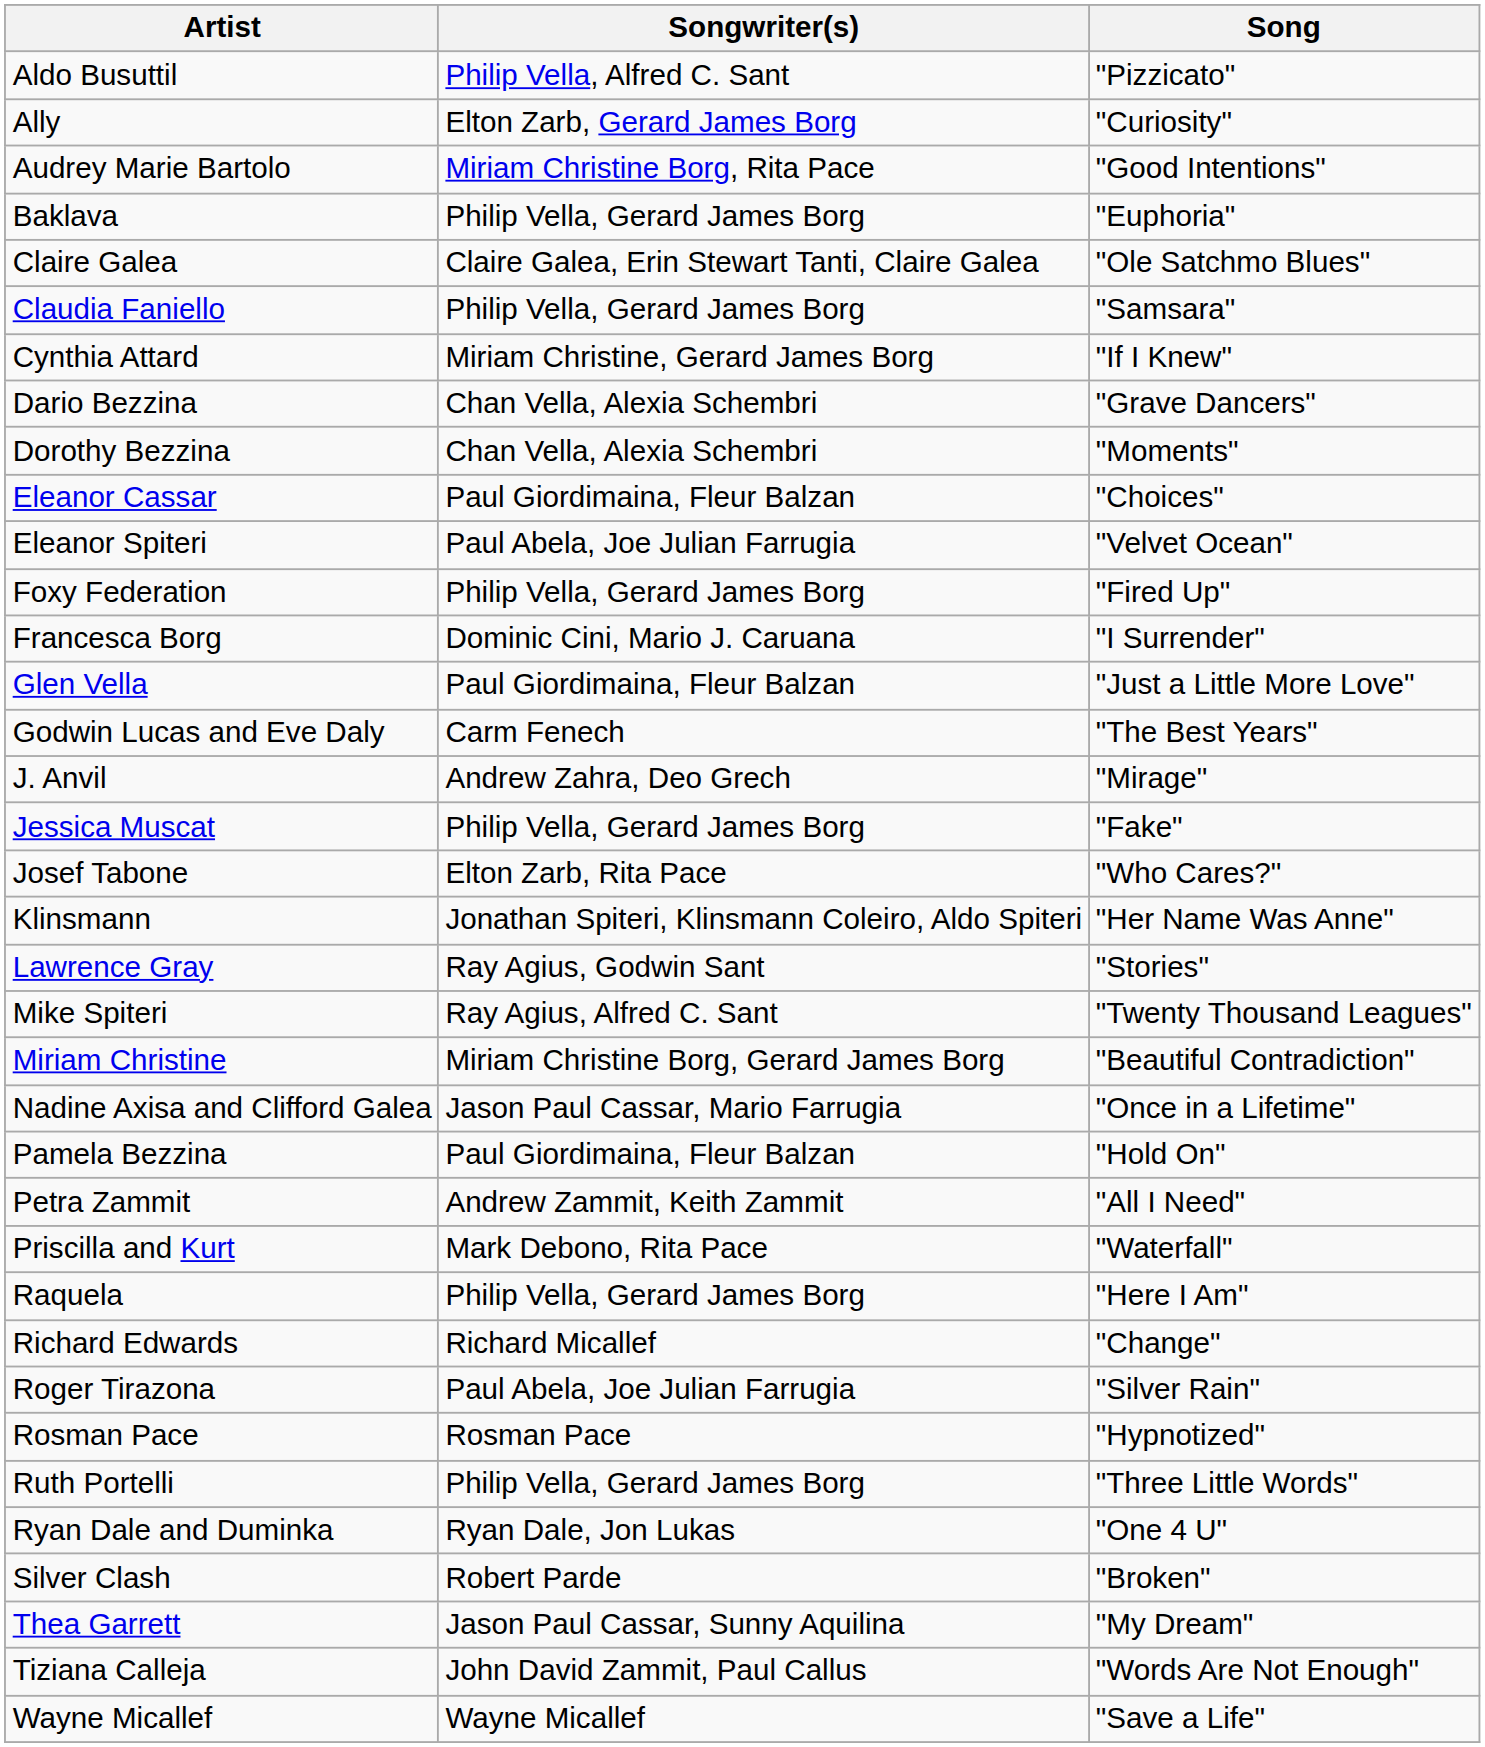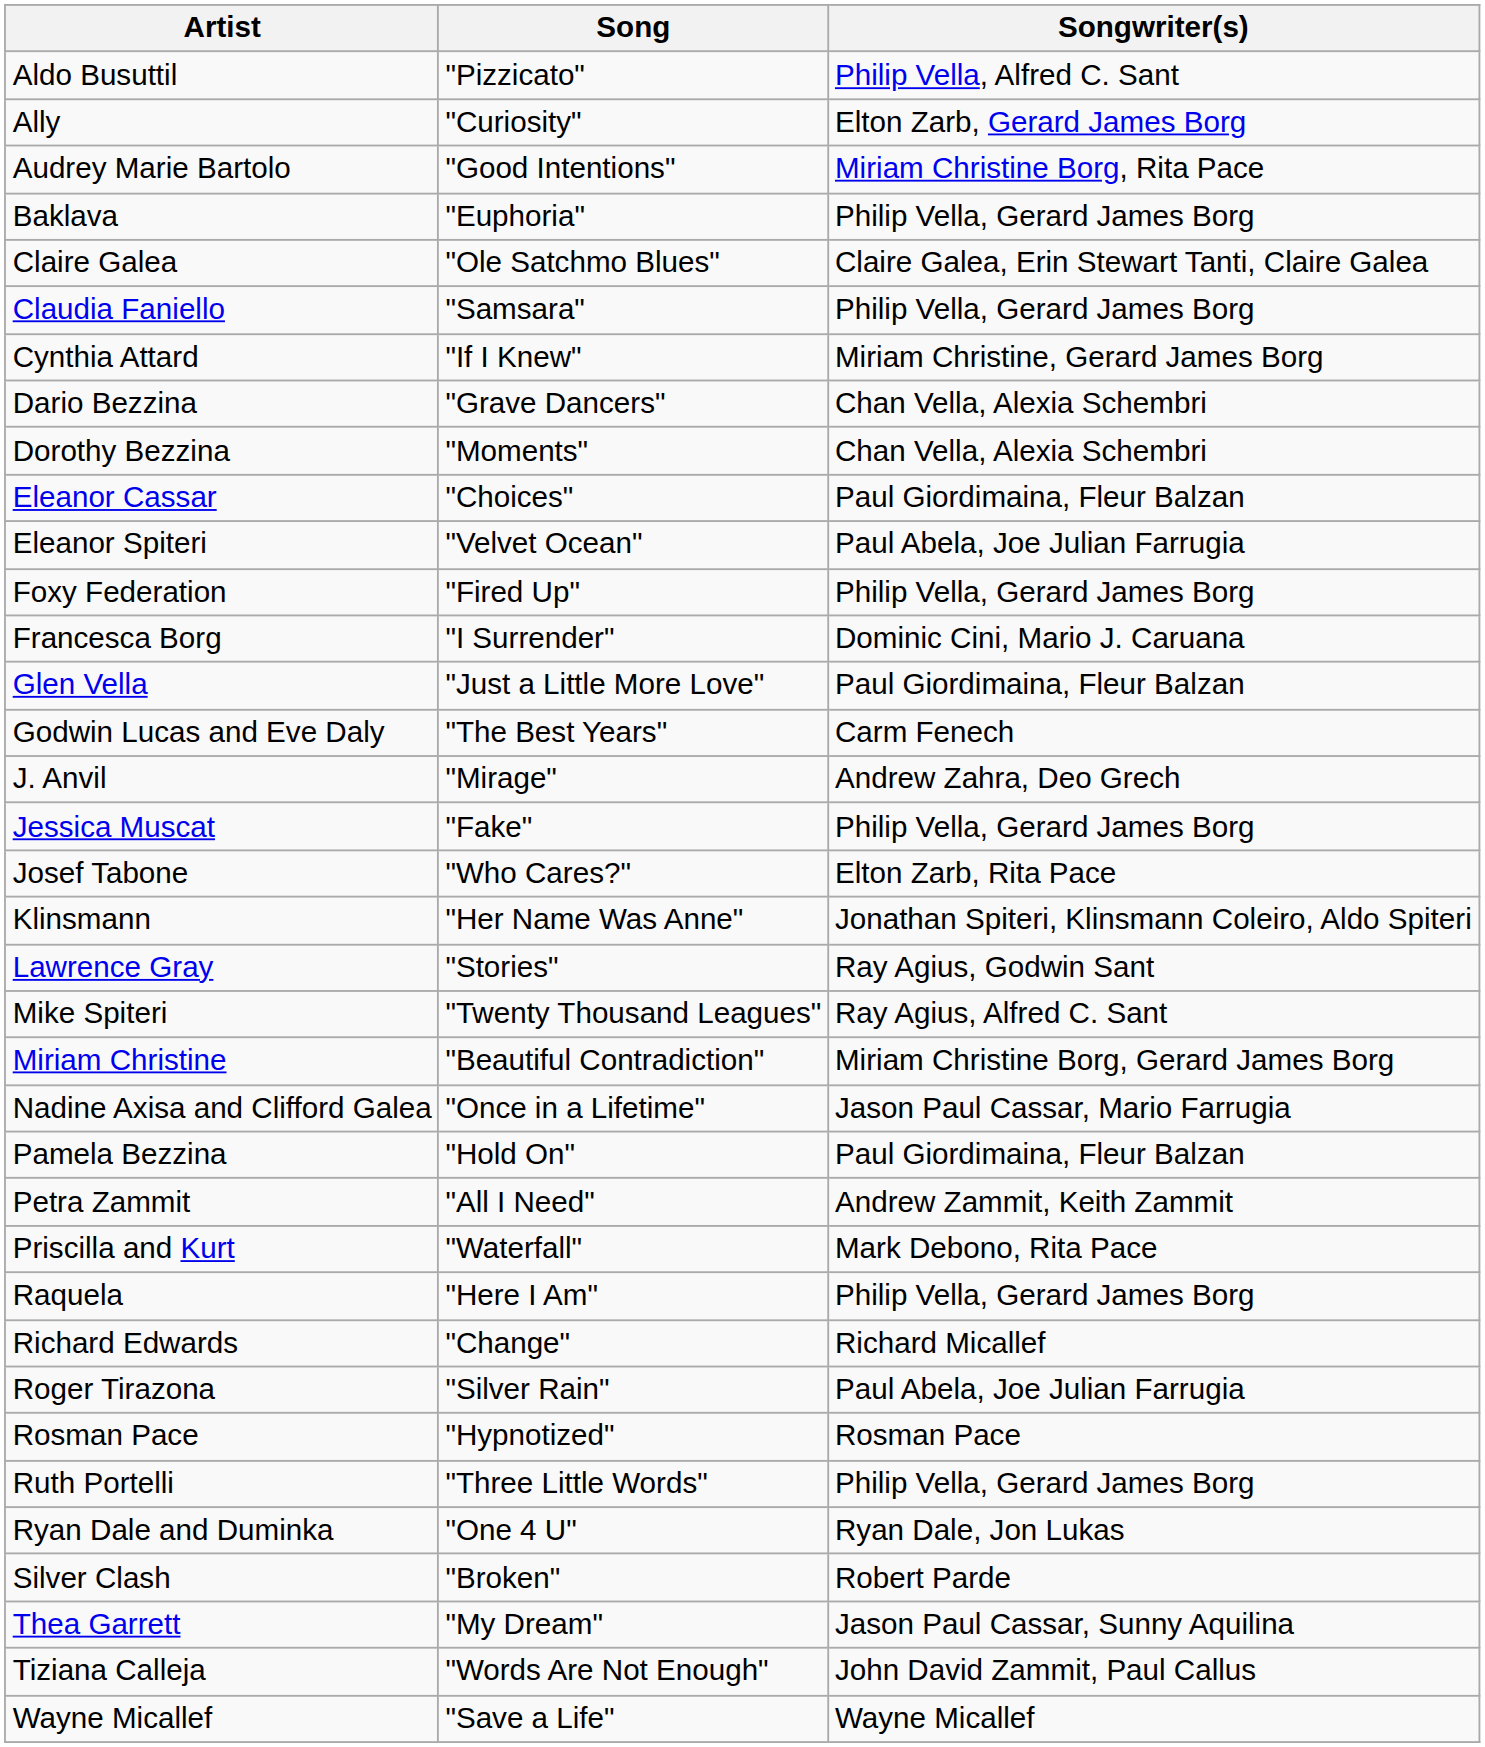columns swapped: (1284, 27) <-> (764, 27)
